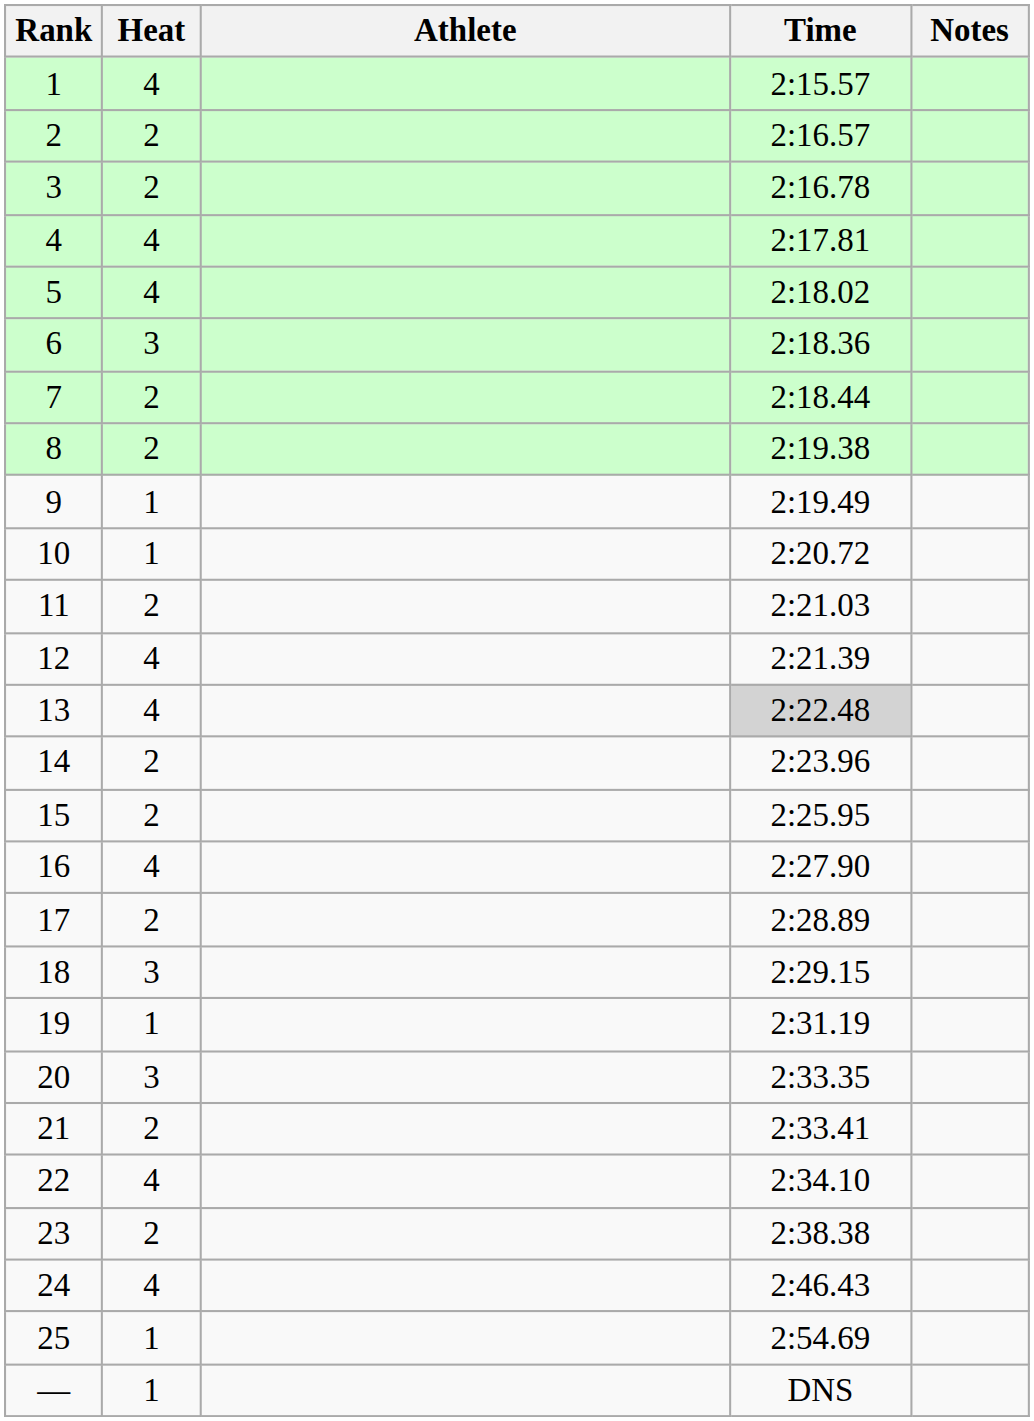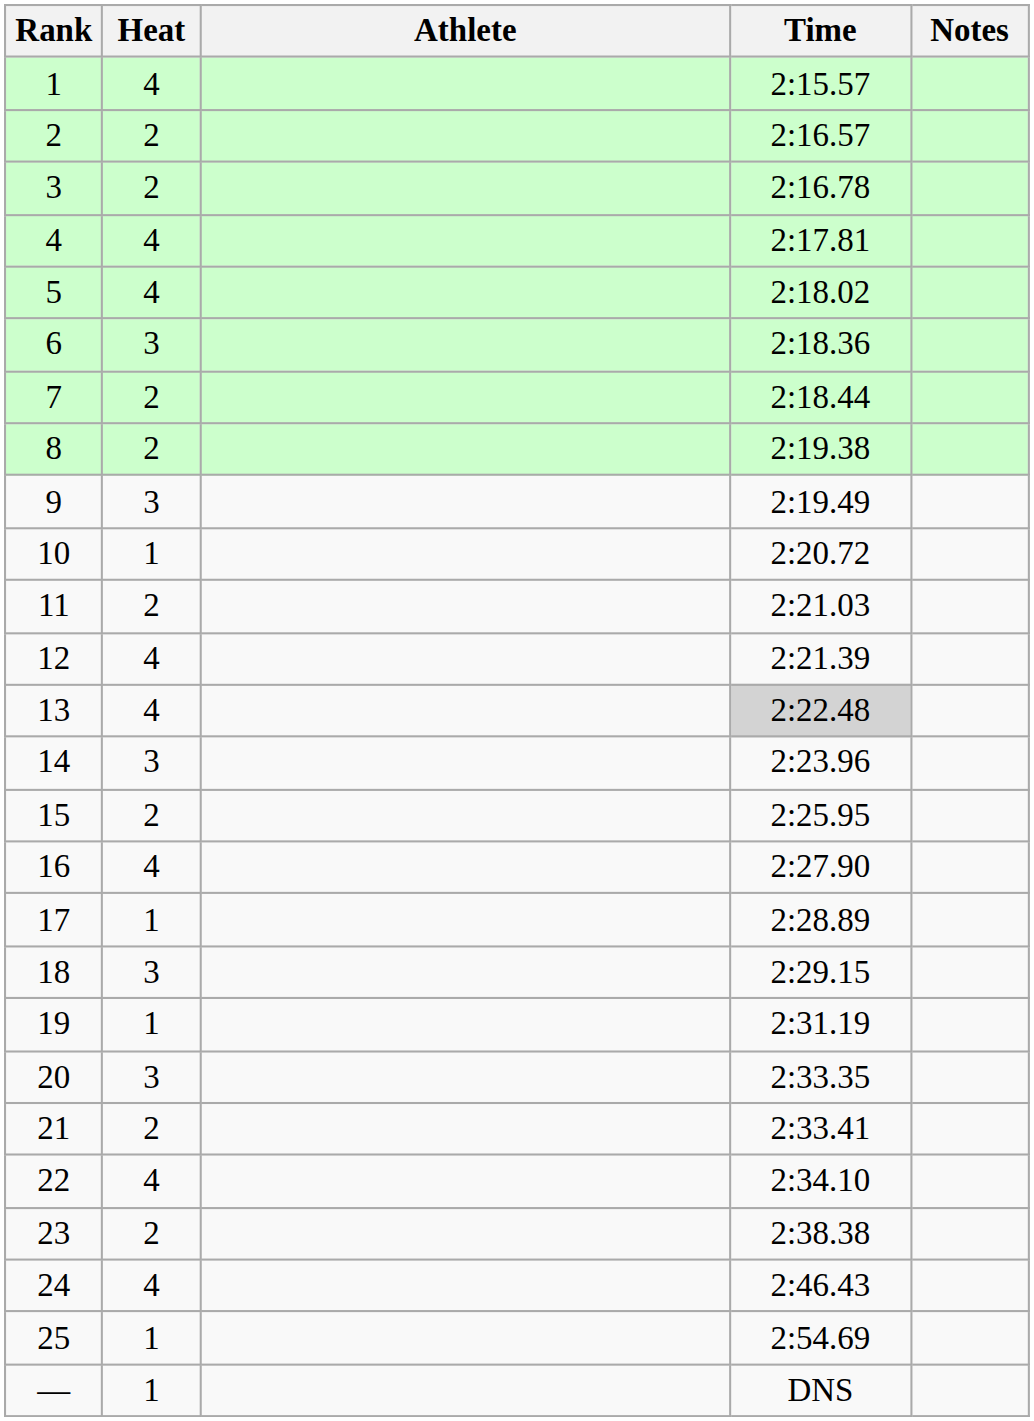(151, 501) 1 -> (151, 501) 3
(151, 762) 2 -> (151, 762) 3
(151, 919) 2 -> (151, 919) 1
